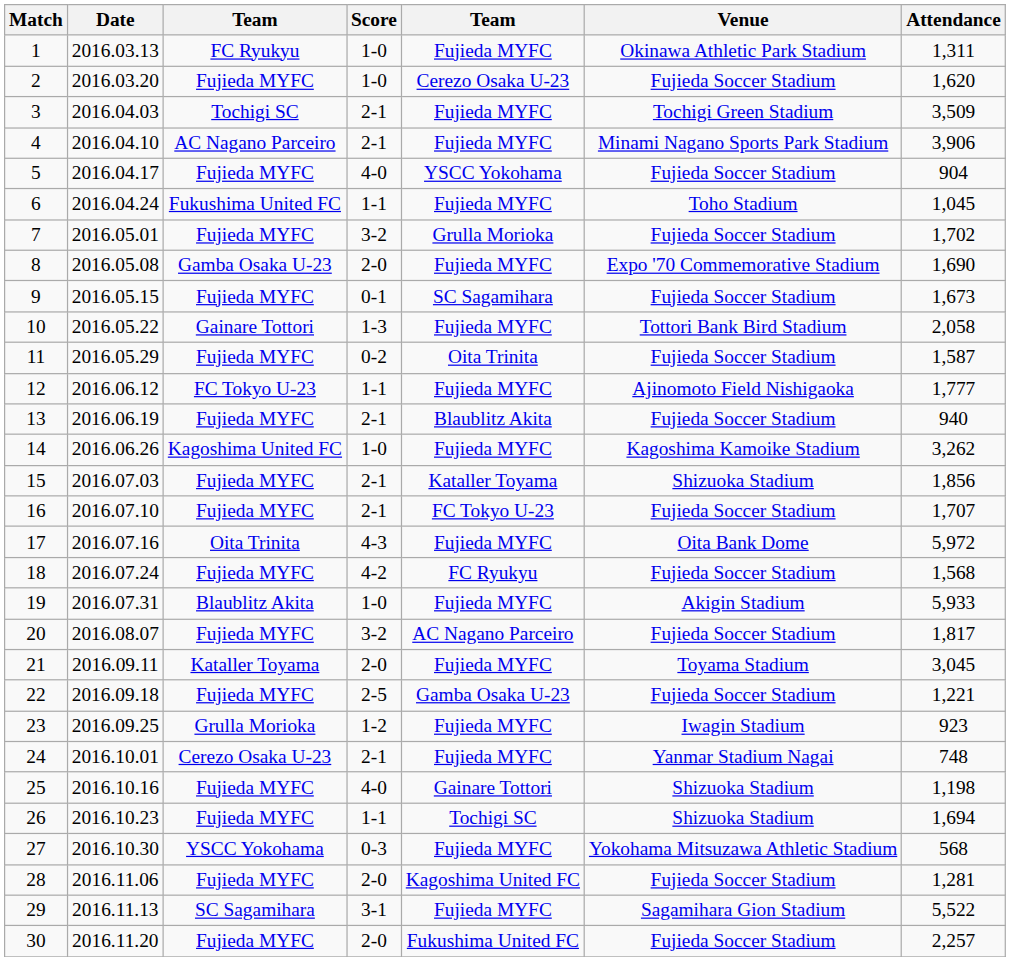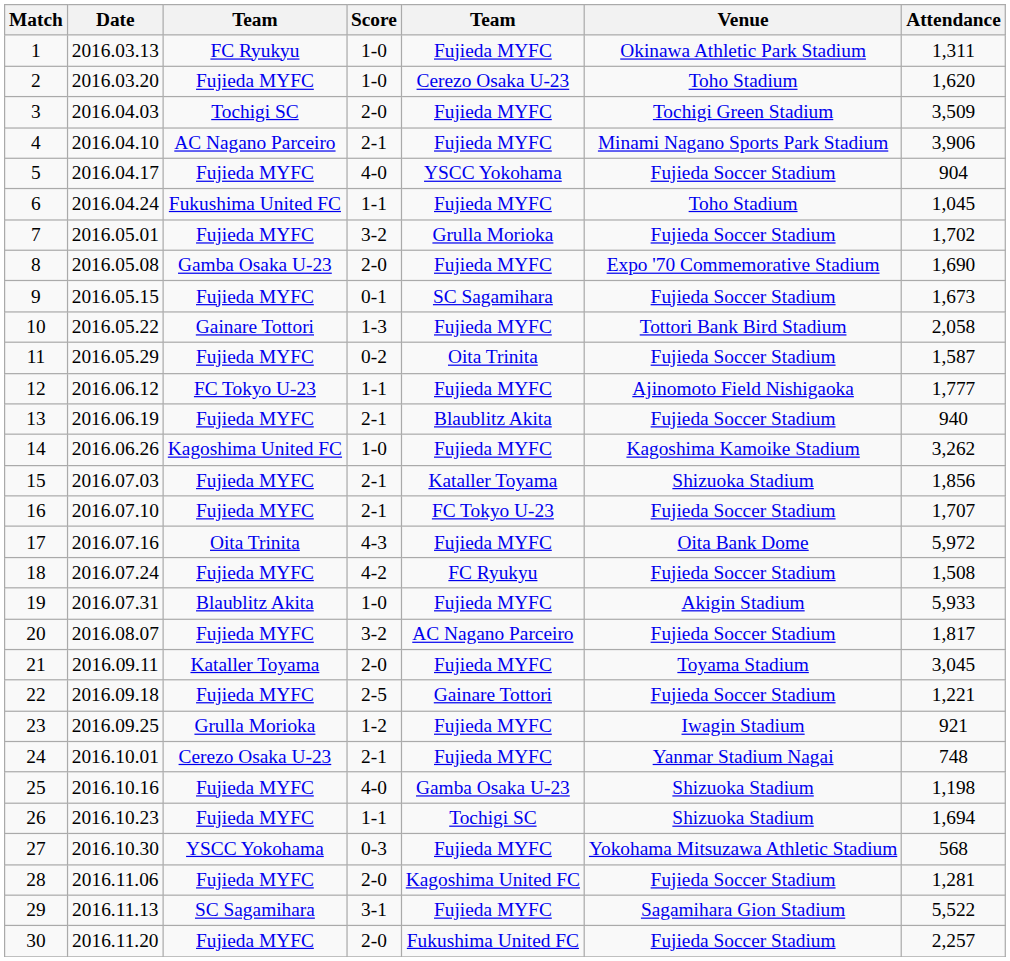(743, 81) Fujieda Soccer Stadium -> (743, 81) Toho Stadium
(374, 111) 2-1 -> (374, 111) 2-0
(953, 572) 1,568 -> (953, 572) 1,508
(493, 695) Gamba Osaka U-23 -> (493, 695) Gainare Tottori
(953, 726) 923 -> (953, 726) 921
(493, 787) Gainare Tottori -> (493, 787) Gamba Osaka U-23
